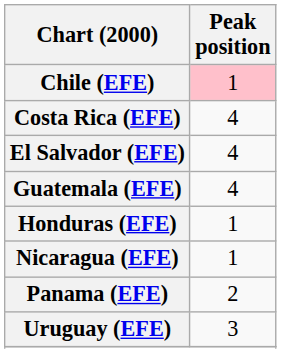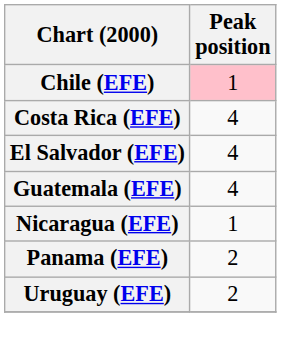- row: (97, 223)
(233, 329) 3 -> (233, 294) 2
